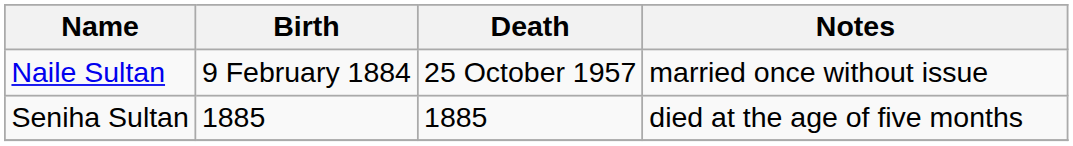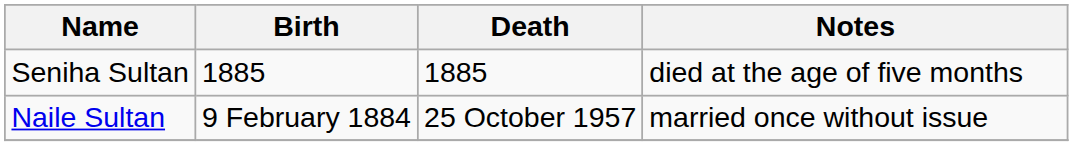rows swapped: (88, 72) <-> (100, 117)
